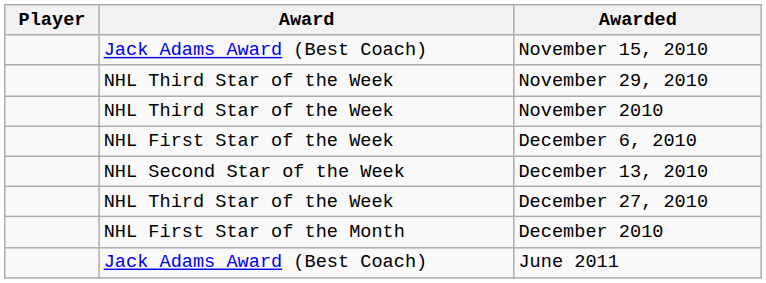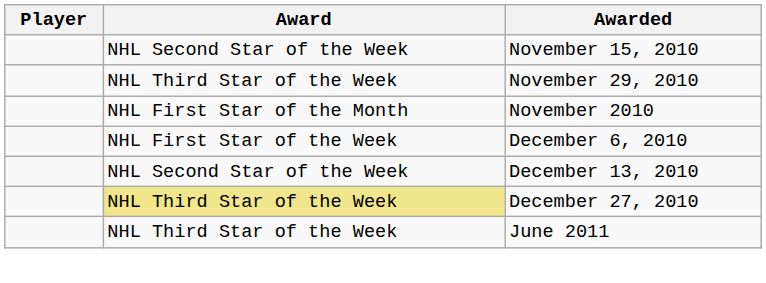(265, 50) Jack Adams Award (Best Coach) -> (258, 50) NHL Second Star of the Week
(249, 111) NHL Third Star of the Week -> (258, 111) NHL First Star of the Month
(249, 202) no background -> (252, 202) khaki background
- row: (591, 232)
(265, 262) Jack Adams Award (Best Coach) -> (252, 232) NHL Third Star of the Week
